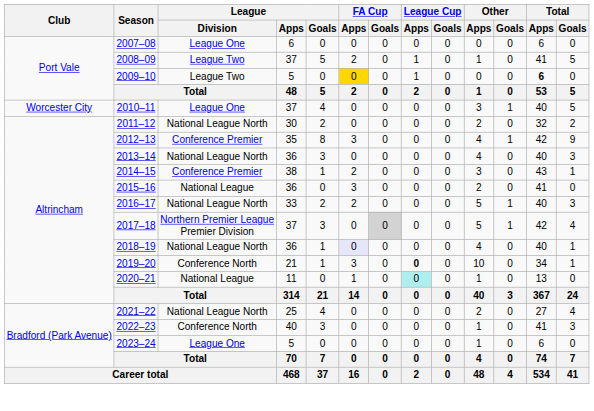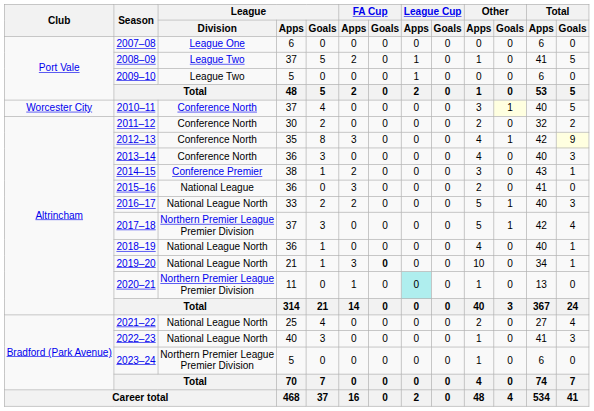(354, 76) gold background -> (354, 76) no background
(541, 76) bold -> (541, 76) normal
(217, 108) League One -> (217, 108) Conference North
(510, 108) no background -> (510, 108) lightyellow background
(217, 124) National League North -> (217, 124) Conference North
(217, 140) Conference Premier -> (217, 140) Conference North
(573, 140) no background -> (573, 140) lightyellow background
(217, 156) National League North -> (217, 156) Conference North
(385, 225) lightgrey background -> (385, 225) no background
(354, 247) lavender background -> (354, 247) no background
(217, 263) Conference North -> (217, 263) National League North
(385, 263) normal -> (385, 263) bold
(416, 263) bold -> (416, 263) normal
(217, 279) National League -> (217, 285) Northern Premier League Premier Division
(217, 327) Conference North -> (217, 338) National League North
(217, 343) League One -> (217, 360) Northern Premier League Premier Division
